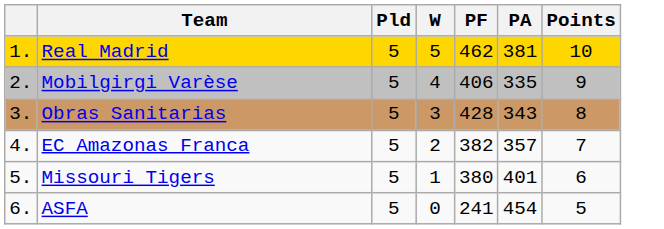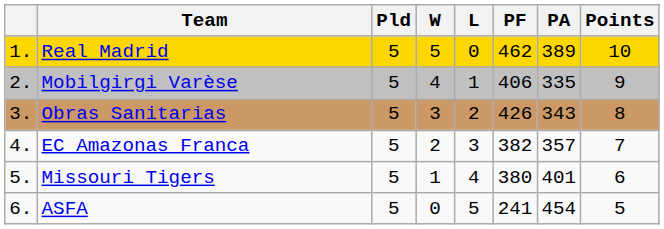+ column: (474, 20)
(520, 52) 381 -> (559, 52) 389
(476, 114) 428 -> (515, 114) 426
